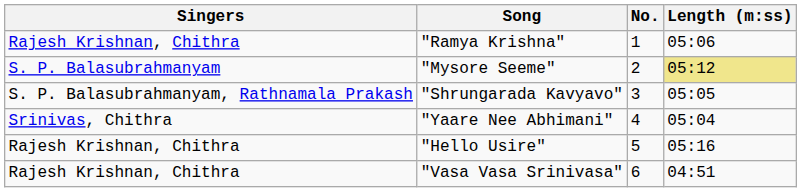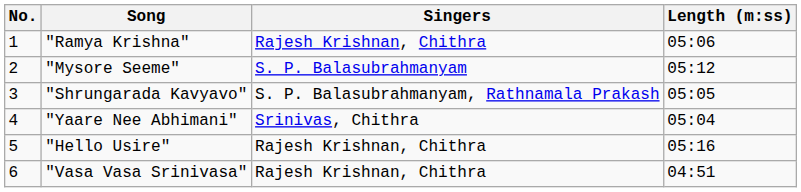columns swapped: (645, 18) <-> (211, 18)
(691, 70) khaki background -> (691, 70) no background
